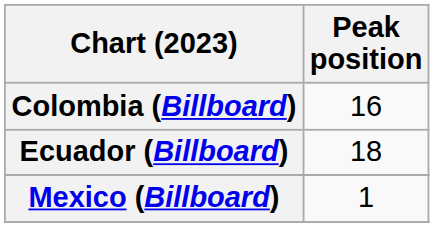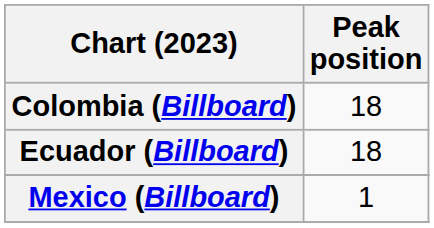(366, 105) 16 -> (366, 105) 18
